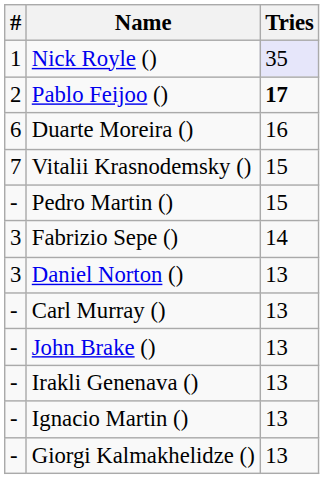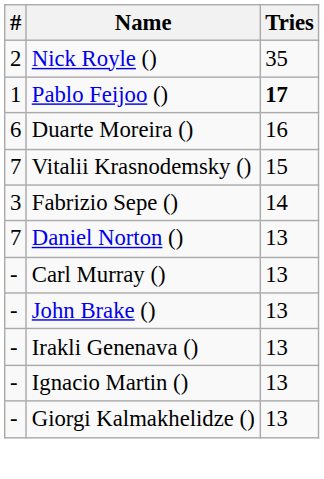(16, 58) 1 -> (16, 58) 2
(277, 58) lavender background -> (277, 58) no background
(16, 94) 2 -> (16, 94) 1
- row: (102, 202)
(16, 274) 3 -> (16, 238) 7
